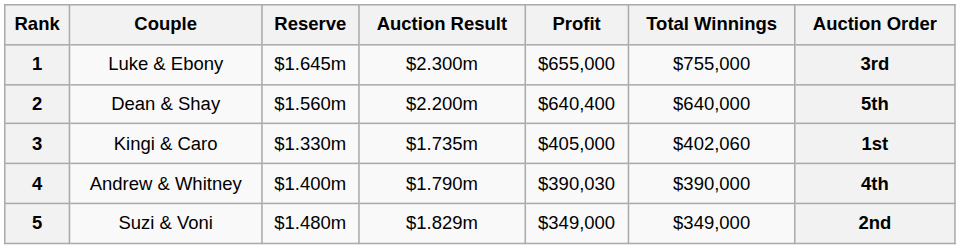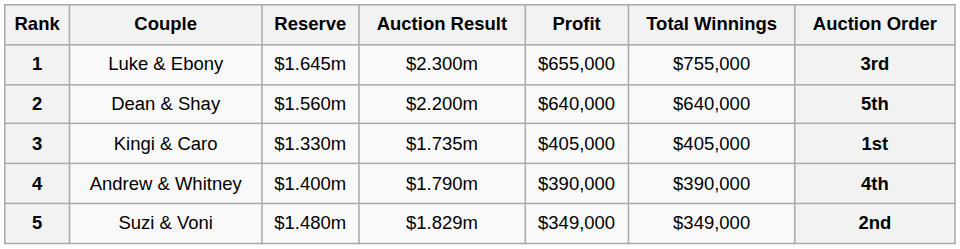(577, 104) $640,400 -> (577, 104) $640,000
(712, 144) $402,060 -> (712, 144) $405,000
(577, 183) $390,030 -> (577, 183) $390,000
